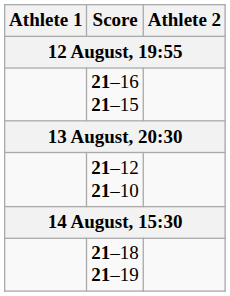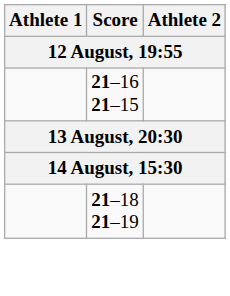- row: (115, 179)
